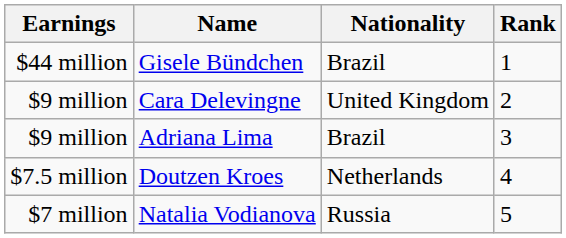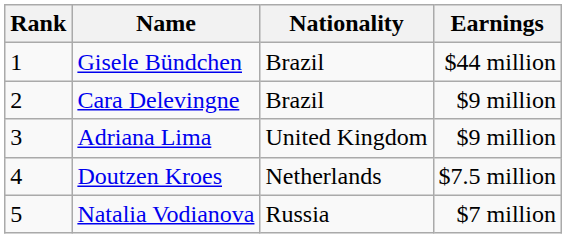columns swapped: (528, 23) <-> (69, 23)
(408, 99) United Kingdom -> (295, 99) Brazil
(356, 137) Brazil -> (347, 137) United Kingdom
